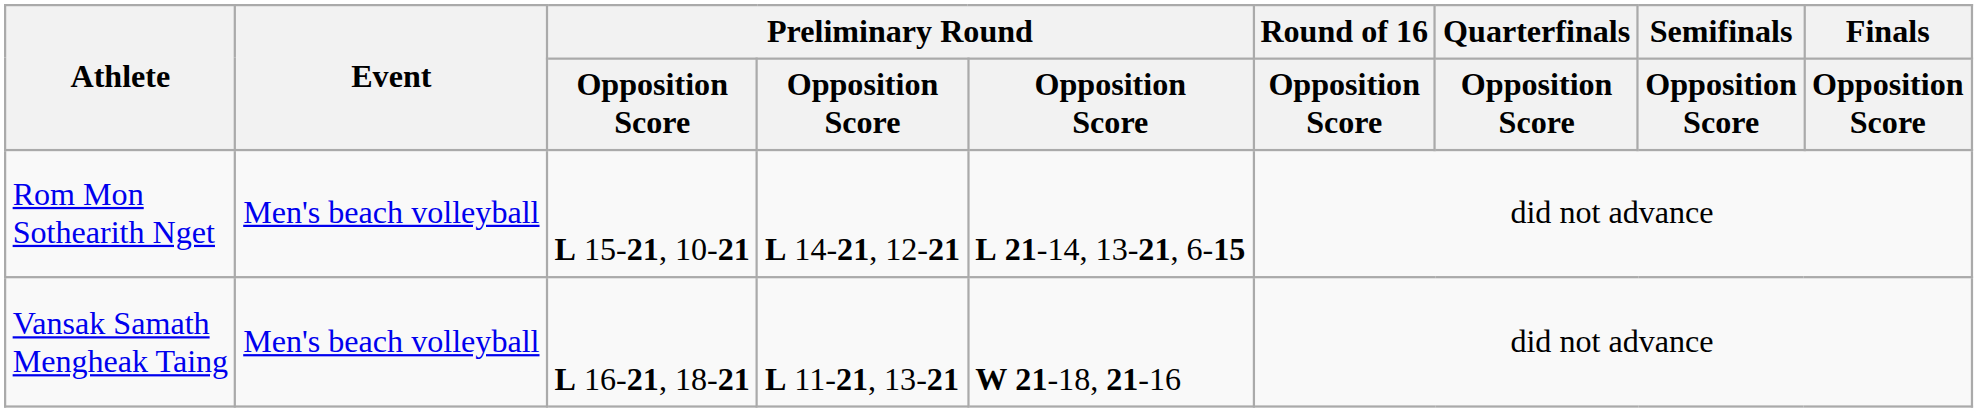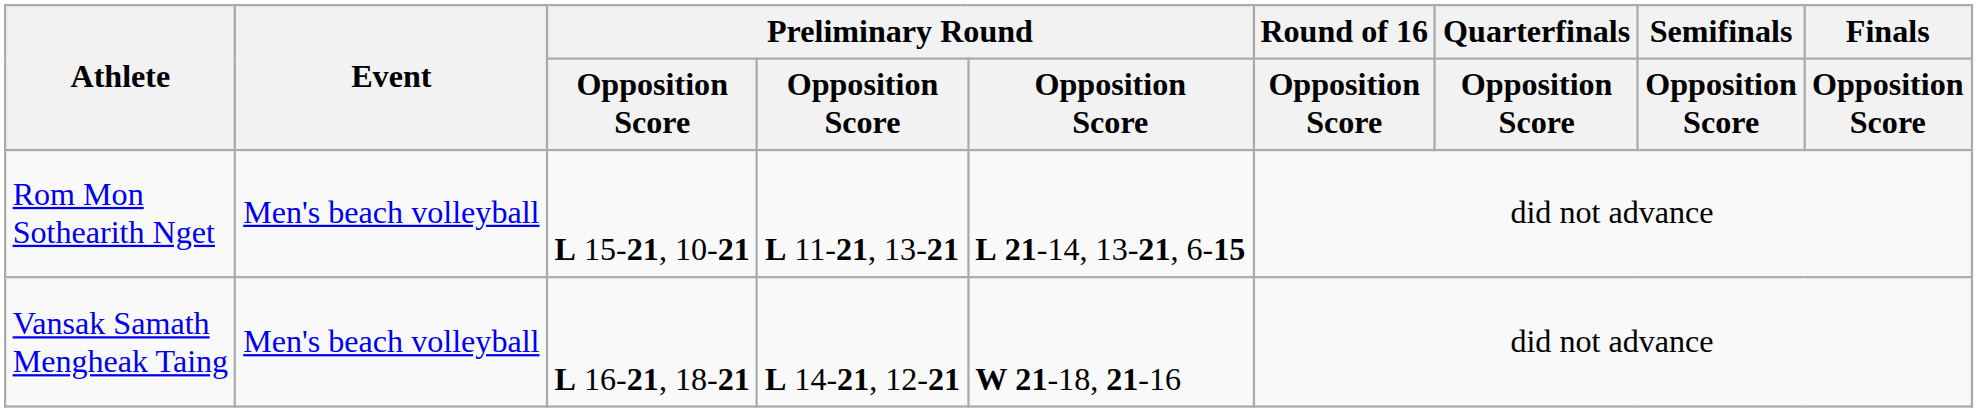(863, 251) L 14-21, 12-21 -> (862, 251) L 11-21, 13-21
(862, 379) L 11-21, 13-21 -> (863, 379) L 14-21, 12-21
